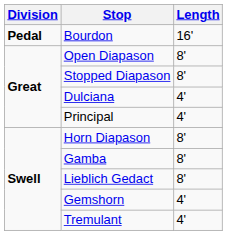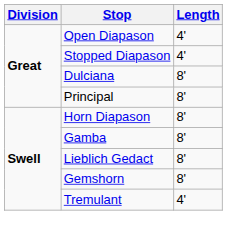- row: (88, 35)
(181, 55) 8' -> (181, 35) 4'
(181, 76) 8' -> (181, 55) 4'
(181, 96) 4' -> (181, 76) 8'
(181, 117) 4' -> (181, 96) 8'
(181, 199) 4' -> (181, 179) 8'
